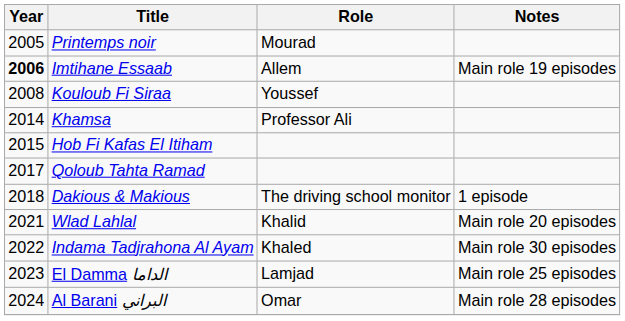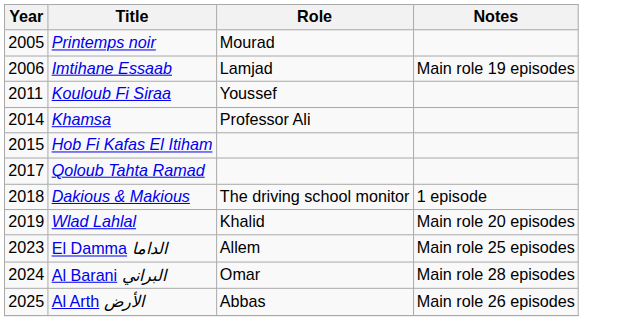(26, 68) bold -> (26, 68) normal
(281, 68) Allem -> (246, 68) Lamjad
(26, 94) 2008 -> (26, 94) 2011
(26, 222) 2021 -> (26, 222) 2019
- row: (153, 247)
(288, 274) Lamjad -> (240, 248) Allem
+ row: (98, 302)
